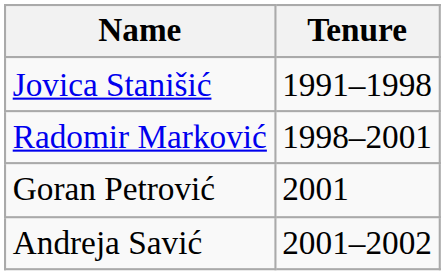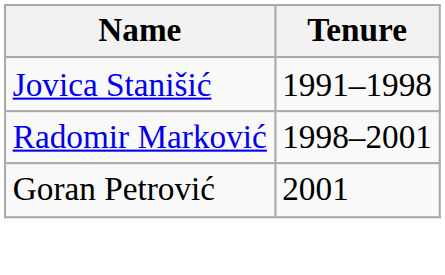- row: (107, 242)
